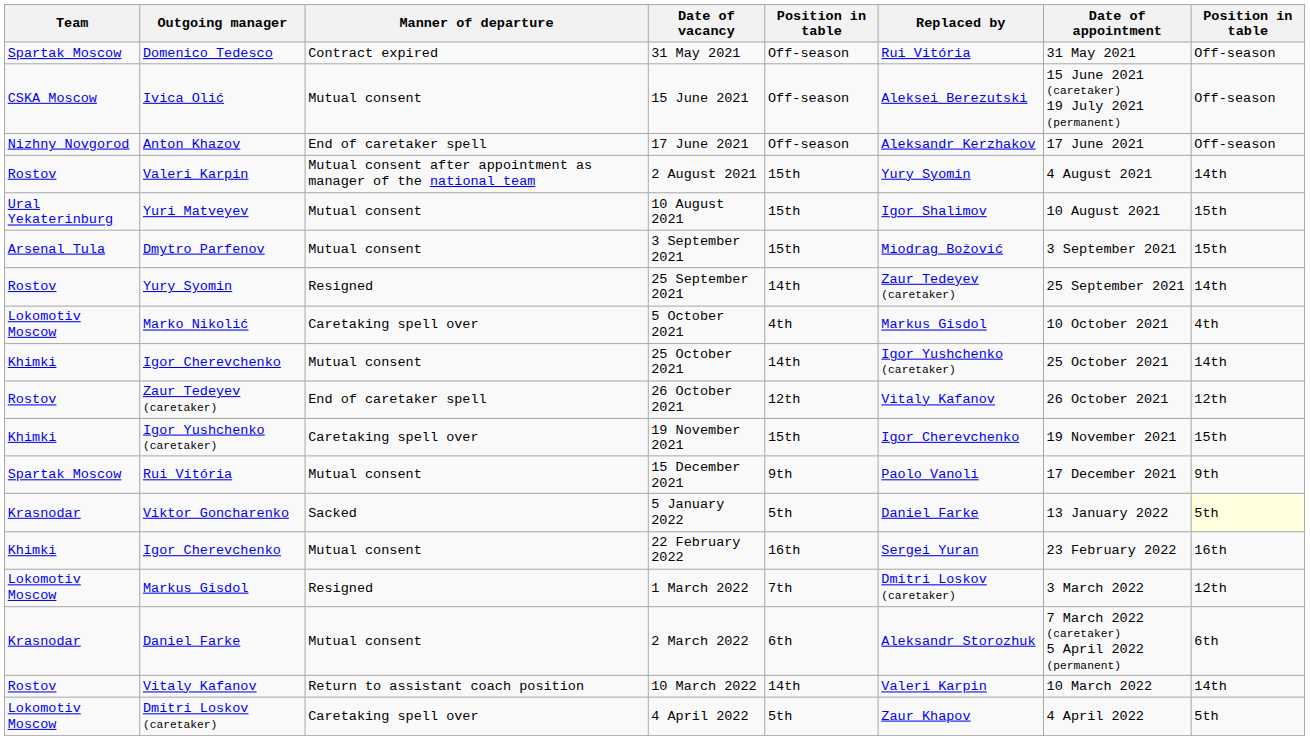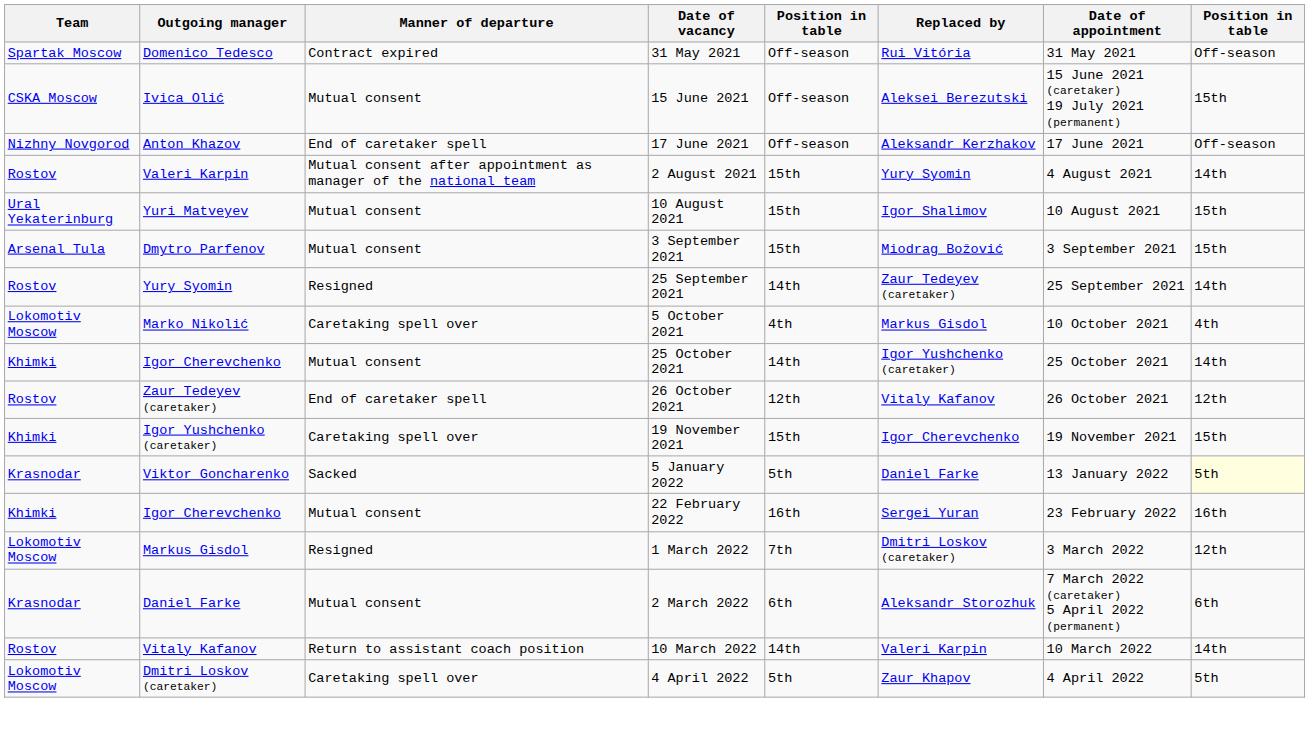(1235, 99) Off-season -> (1211, 99) 15th
- row: (696, 475)
